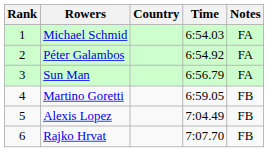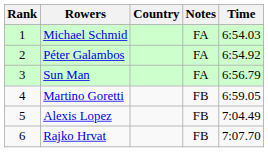columns swapped: (205, 14) <-> (245, 14)
